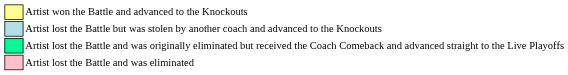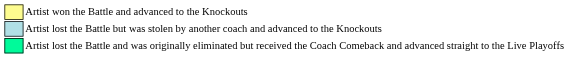- row: (110, 62)
